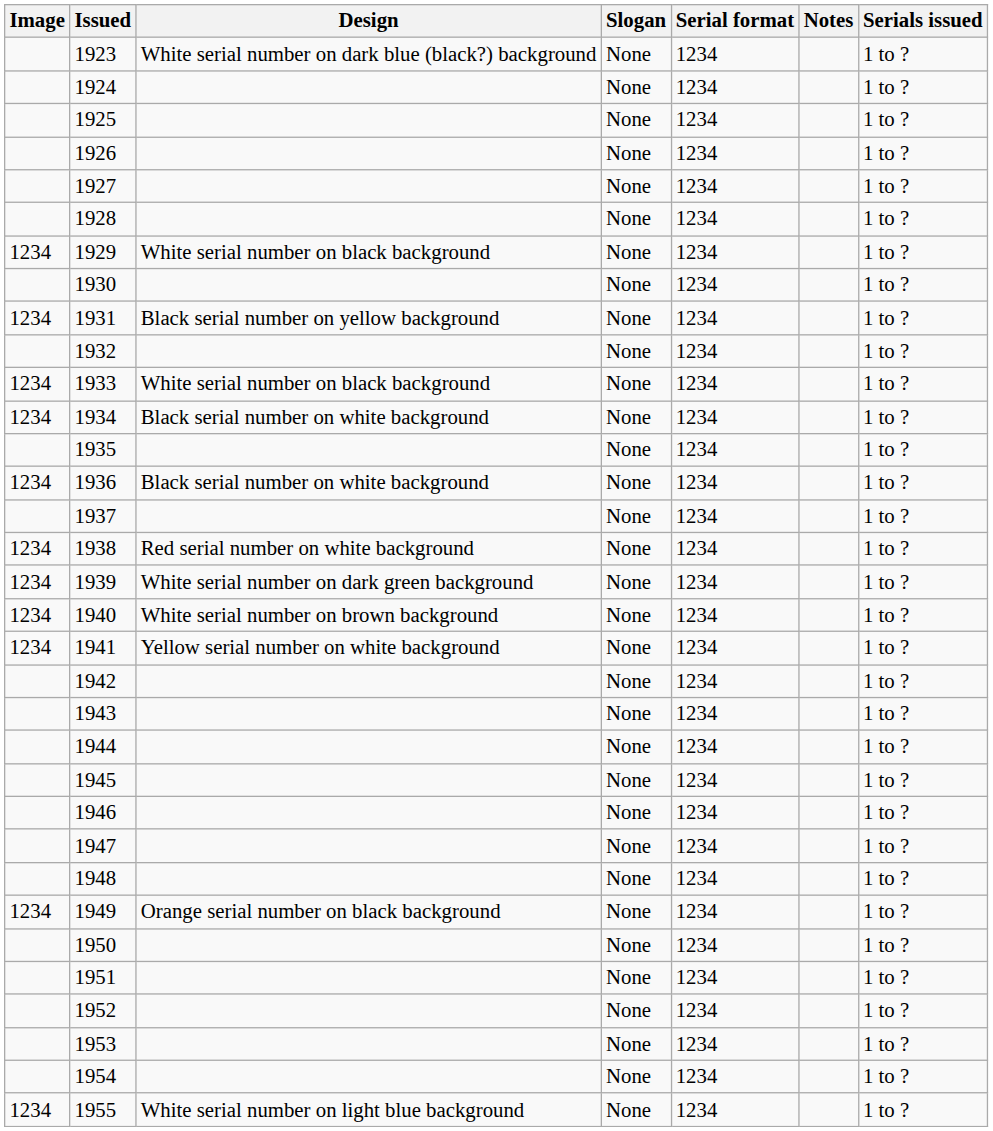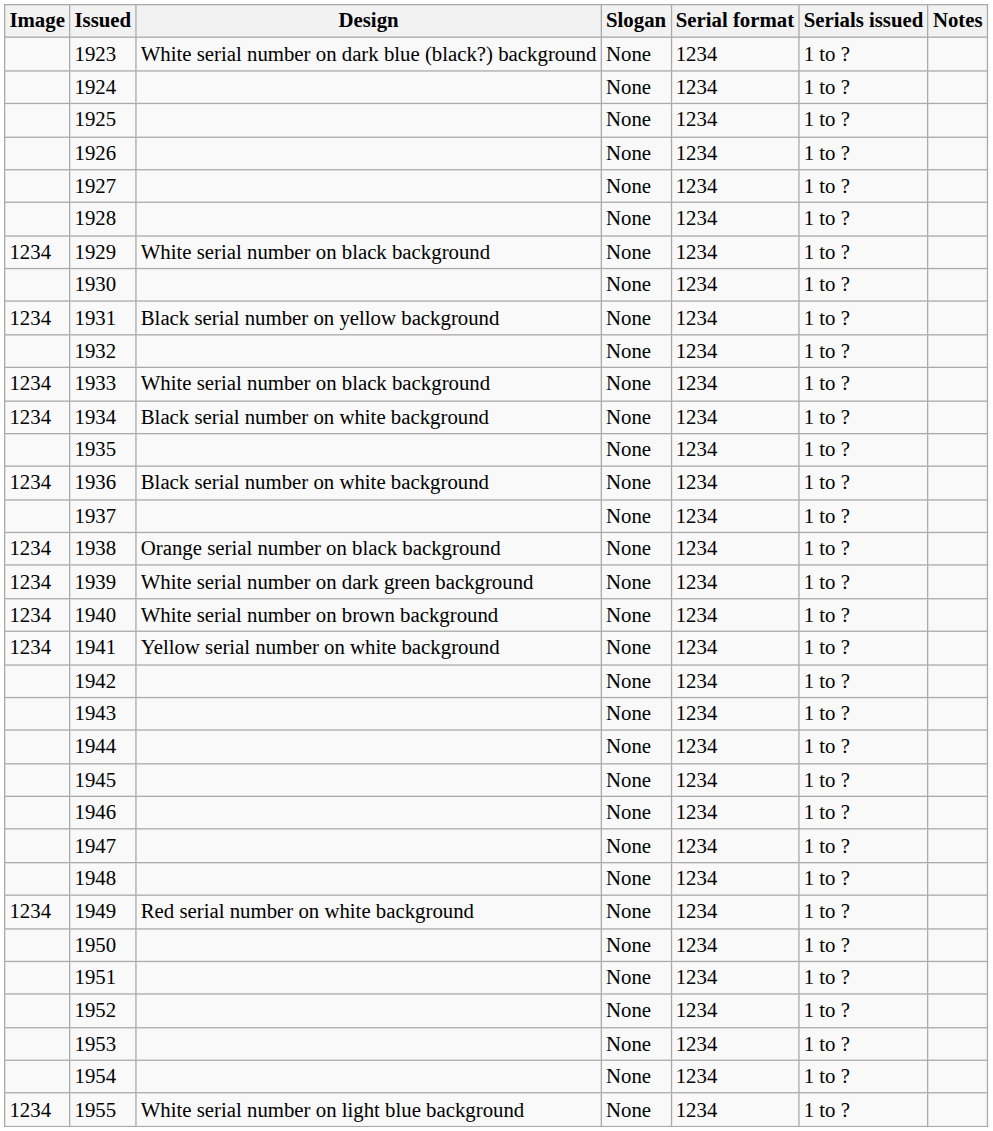columns swapped: (923, 20) <-> (829, 20)
(307, 548) Red serial number on white background -> (321, 548) Orange serial number on black background
(321, 911) Orange serial number on black background -> (307, 911) Red serial number on white background
